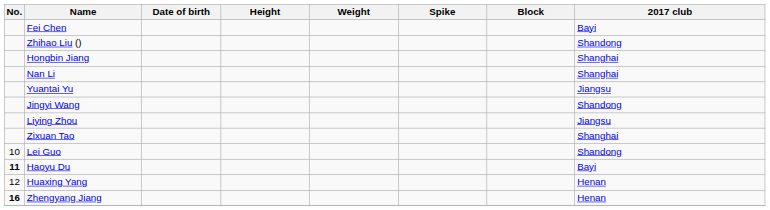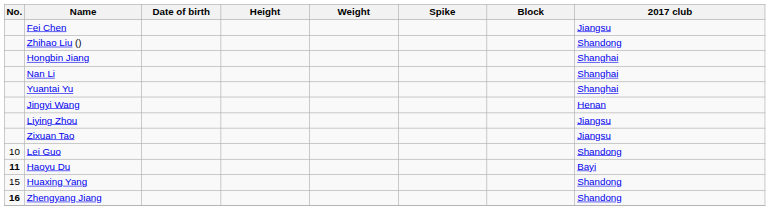(587, 27) Bayi -> (594, 27) Jiangsu
(594, 89) Jiangsu -> (598, 89) Shanghai
(599, 105) Shandong -> (592, 105) Henan
(598, 136) Shanghai -> (594, 136) Jiangsu
(14, 182) 12 -> (14, 182) 15
(592, 182) Henan -> (599, 182) Shandong
(592, 197) Henan -> (599, 197) Shandong
